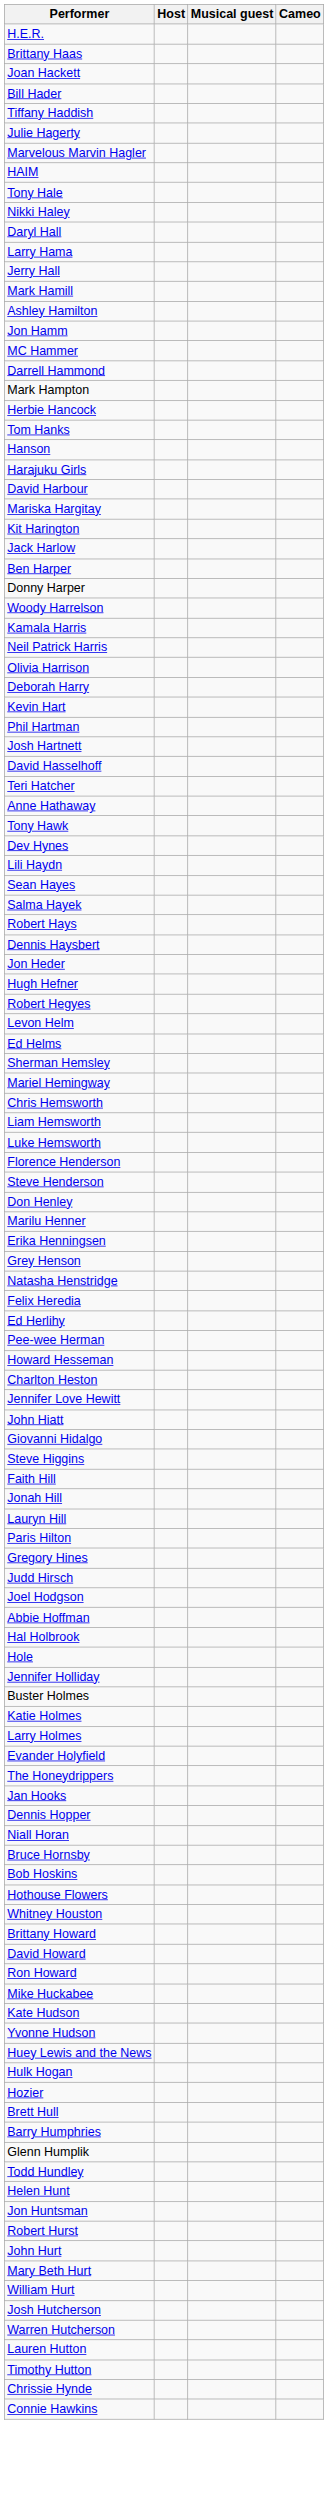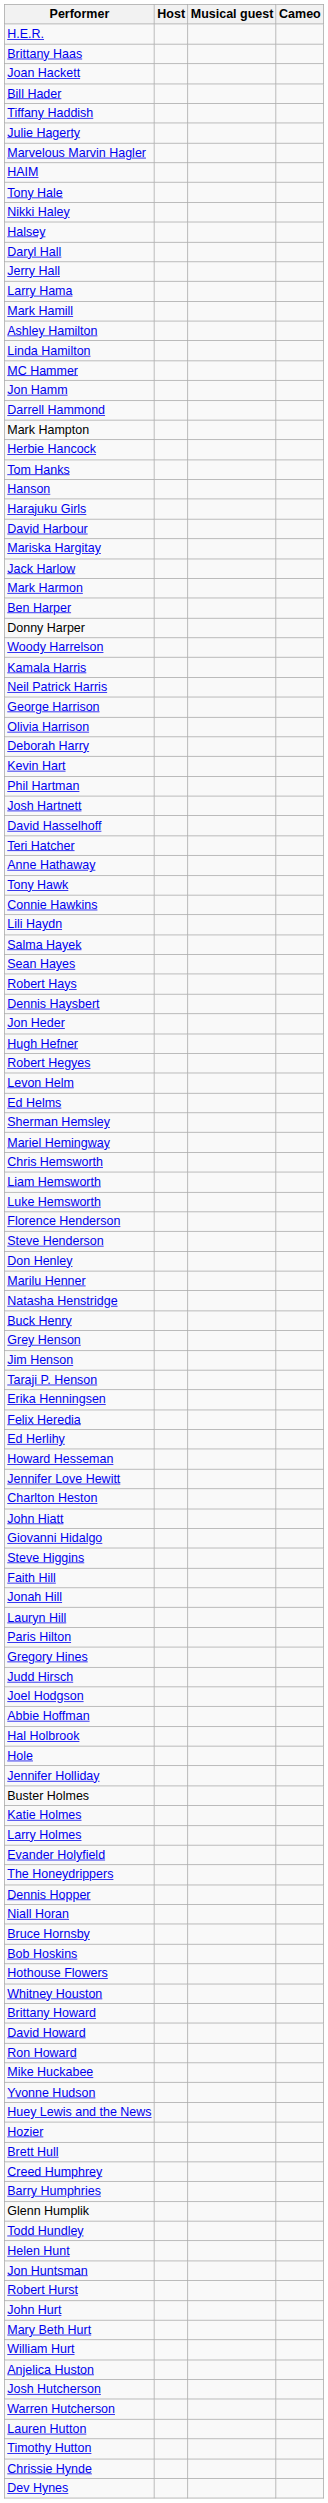+ row: (26, 232)
rows swapped: (34, 271) <-> (40, 251)
+ row: (49, 350)
rows swapped: (37, 331) <-> (43, 350)
- row: (43, 529)
+ row: (45, 588)
+ row: (53, 707)
rows swapped: (52, 2409) <-> (38, 845)
rows swapped: (44, 905) <-> (41, 885)
rows swapped: (57, 1241) <-> (62, 1281)
+ row: (40, 1320)
+ row: (40, 1360)
+ row: (52, 1380)
- row: (56, 1340)
rows swapped: (52, 1380) <-> (64, 1399)
- row: (37, 1795)
- row: (43, 2013)
- row: (40, 2072)
+ row: (55, 2171)
+ row: (51, 2369)
